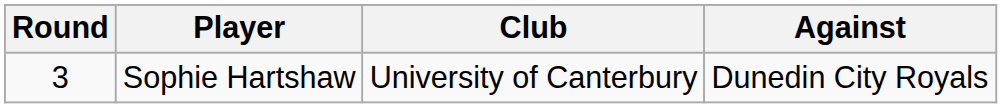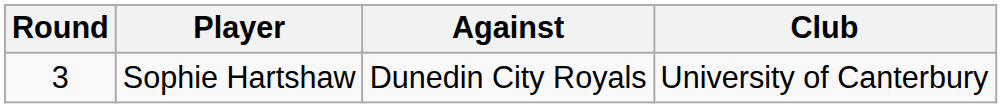columns swapped: (534, 28) <-> (850, 28)
